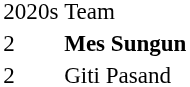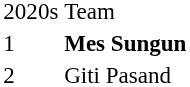(31, 44) 2 -> (31, 44) 1
